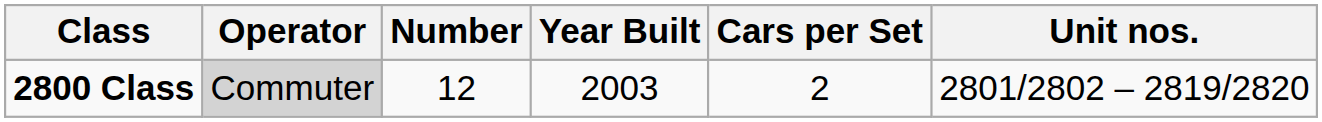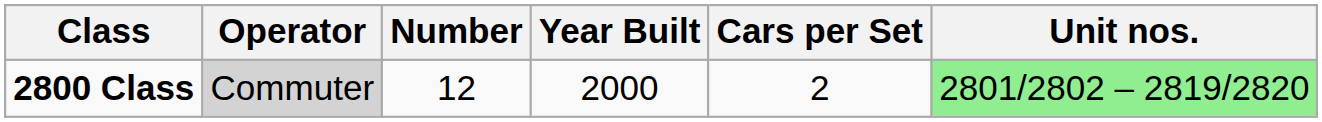(620, 87) 2003 -> (620, 87) 2000
(1124, 87) no background -> (1124, 87) lightgreen background
